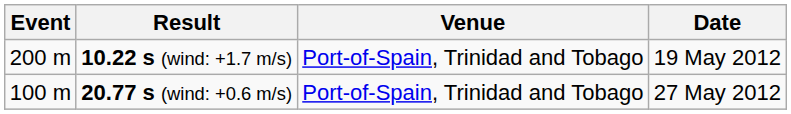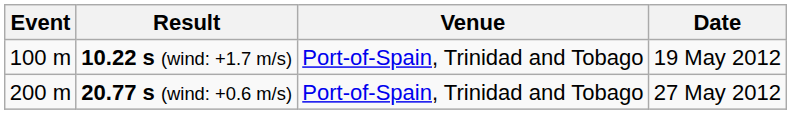(40, 57) 200 m -> (40, 57) 100 m
(40, 92) 100 m -> (40, 92) 200 m
